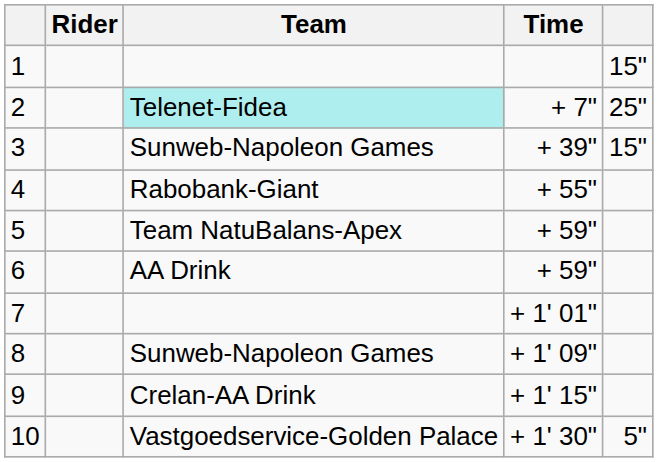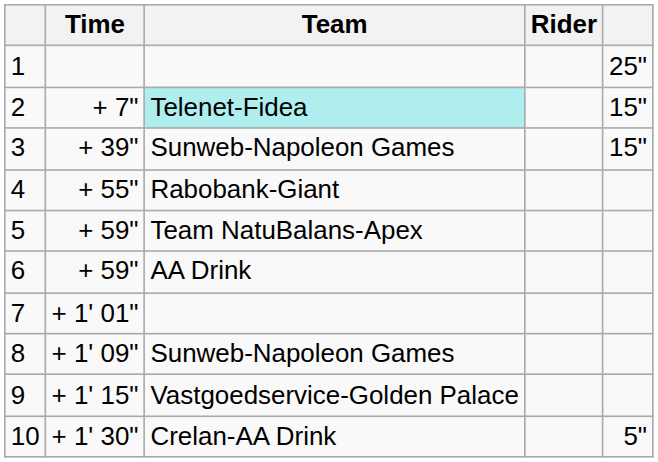columns swapped: (85, 25) <-> (554, 25)
(628, 66) 15" -> (628, 66) 25"
(628, 107) 25" -> (628, 107) 15"
(223, 395) Crelan-AA Drink -> (335, 395) Vastgoedservice-Golden Palace
(314, 436) Vastgoedservice-Golden Palace -> (243, 436) Crelan-AA Drink
